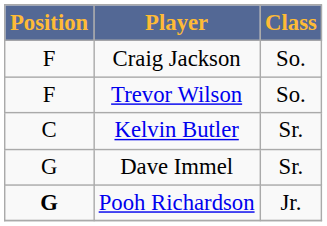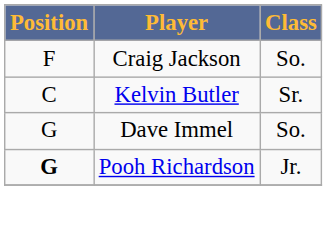- row: (177, 94)
(291, 166) Sr. -> (291, 130) So.
